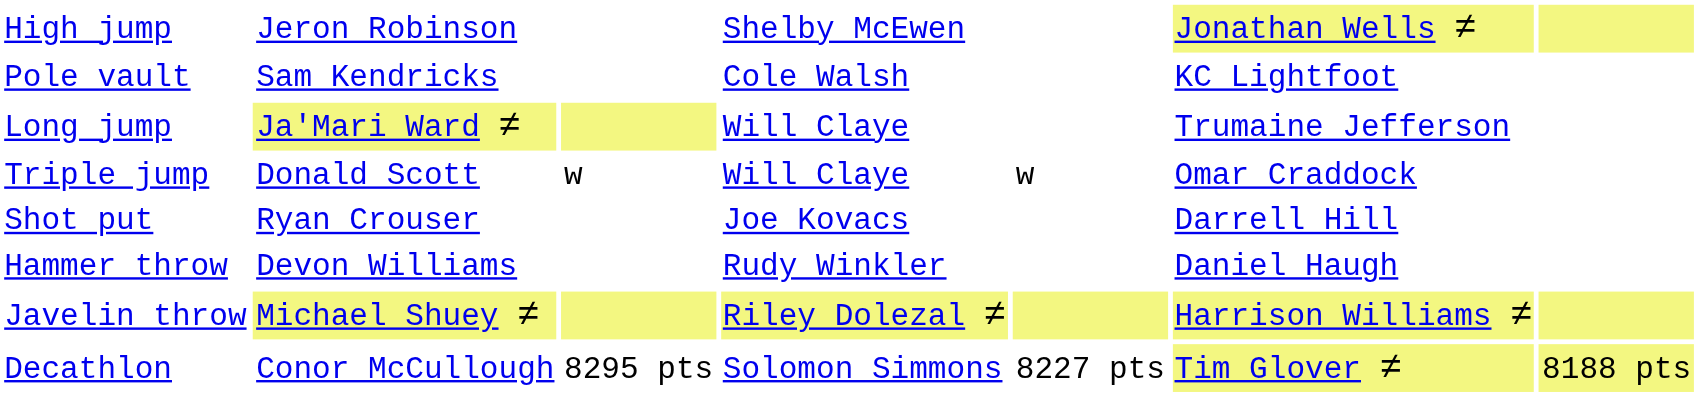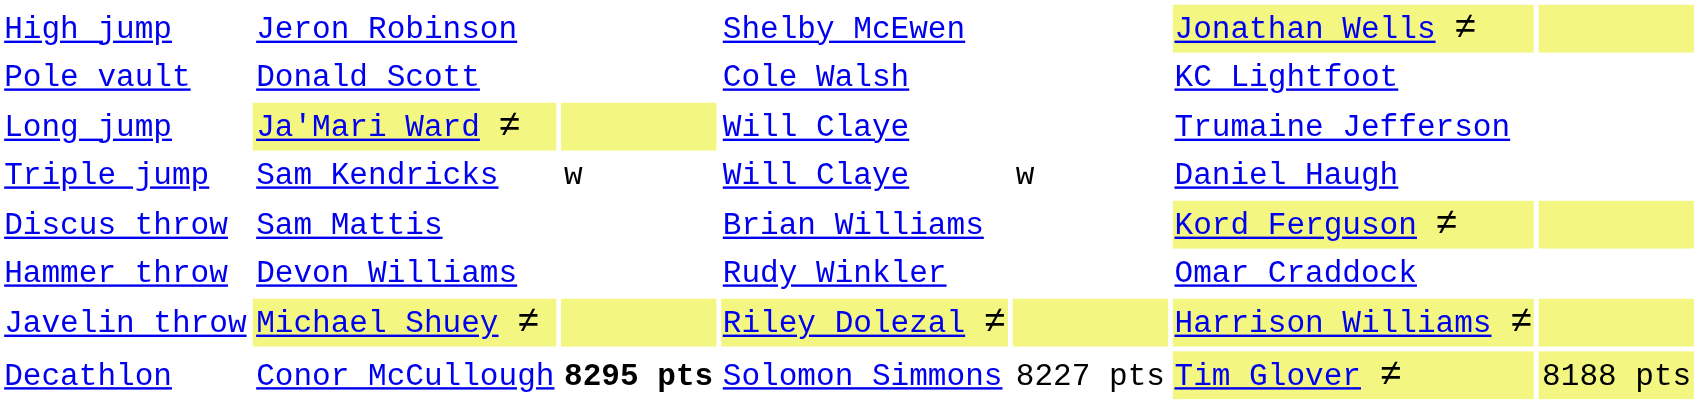(377, 78) Sam Kendricks -> (368, 78) Donald Scott
(368, 176) Donald Scott -> (377, 176) Sam Kendricks
(1296, 176) Omar Craddock -> (1286, 176) Daniel Haugh
- row: (79, 221)
+ row: (116, 225)
(1286, 266) Daniel Haugh -> (1296, 274) Omar Craddock
(639, 368) normal -> (639, 375) bold
